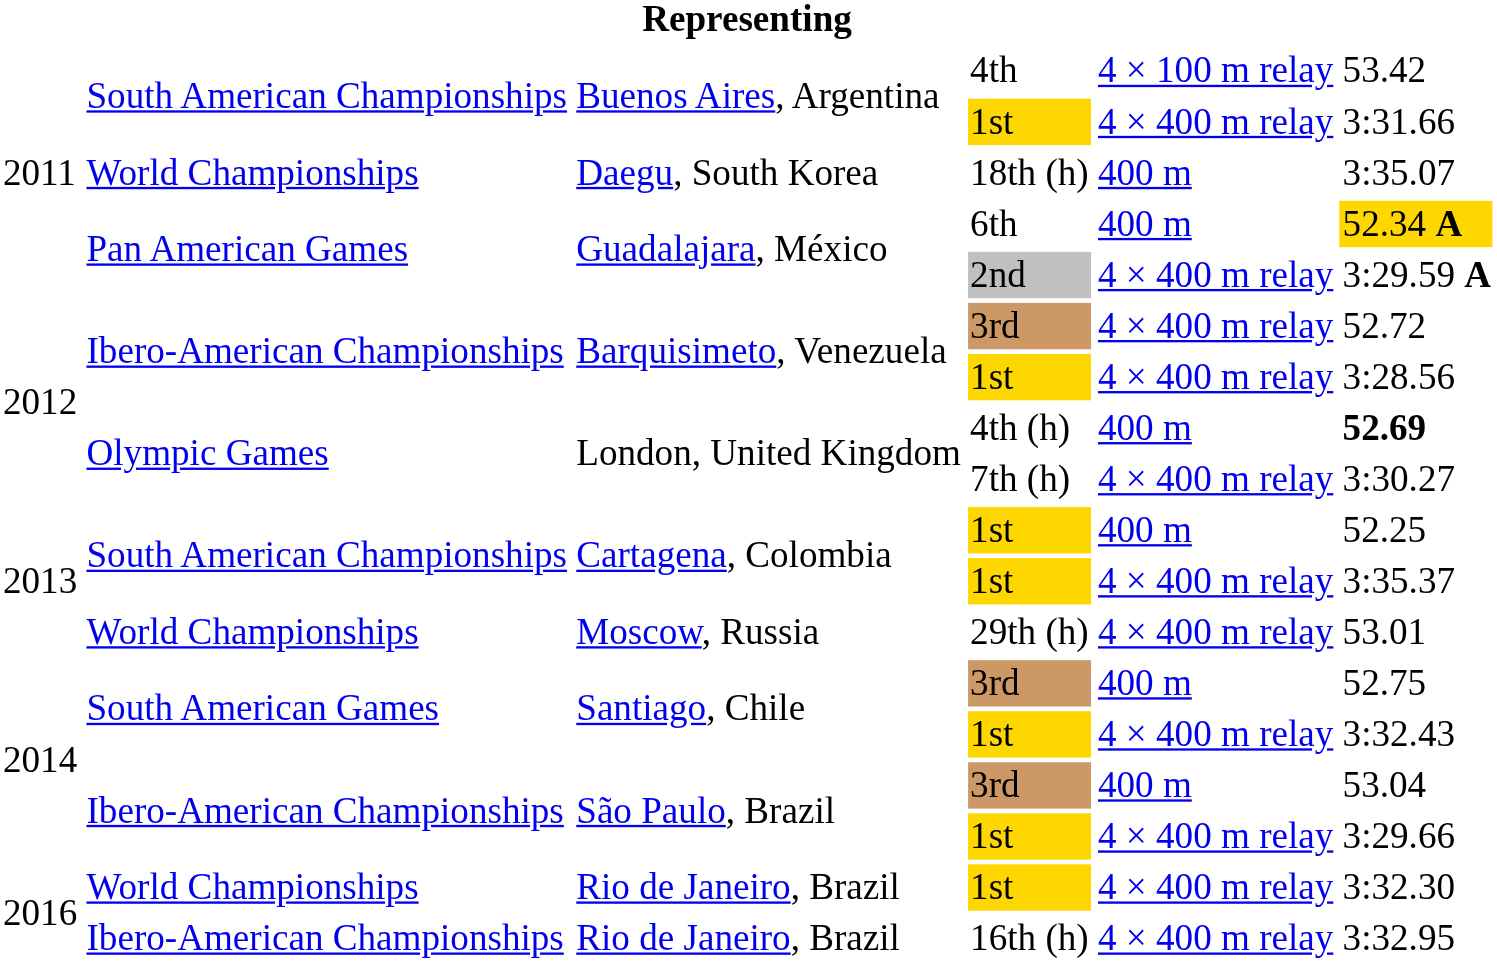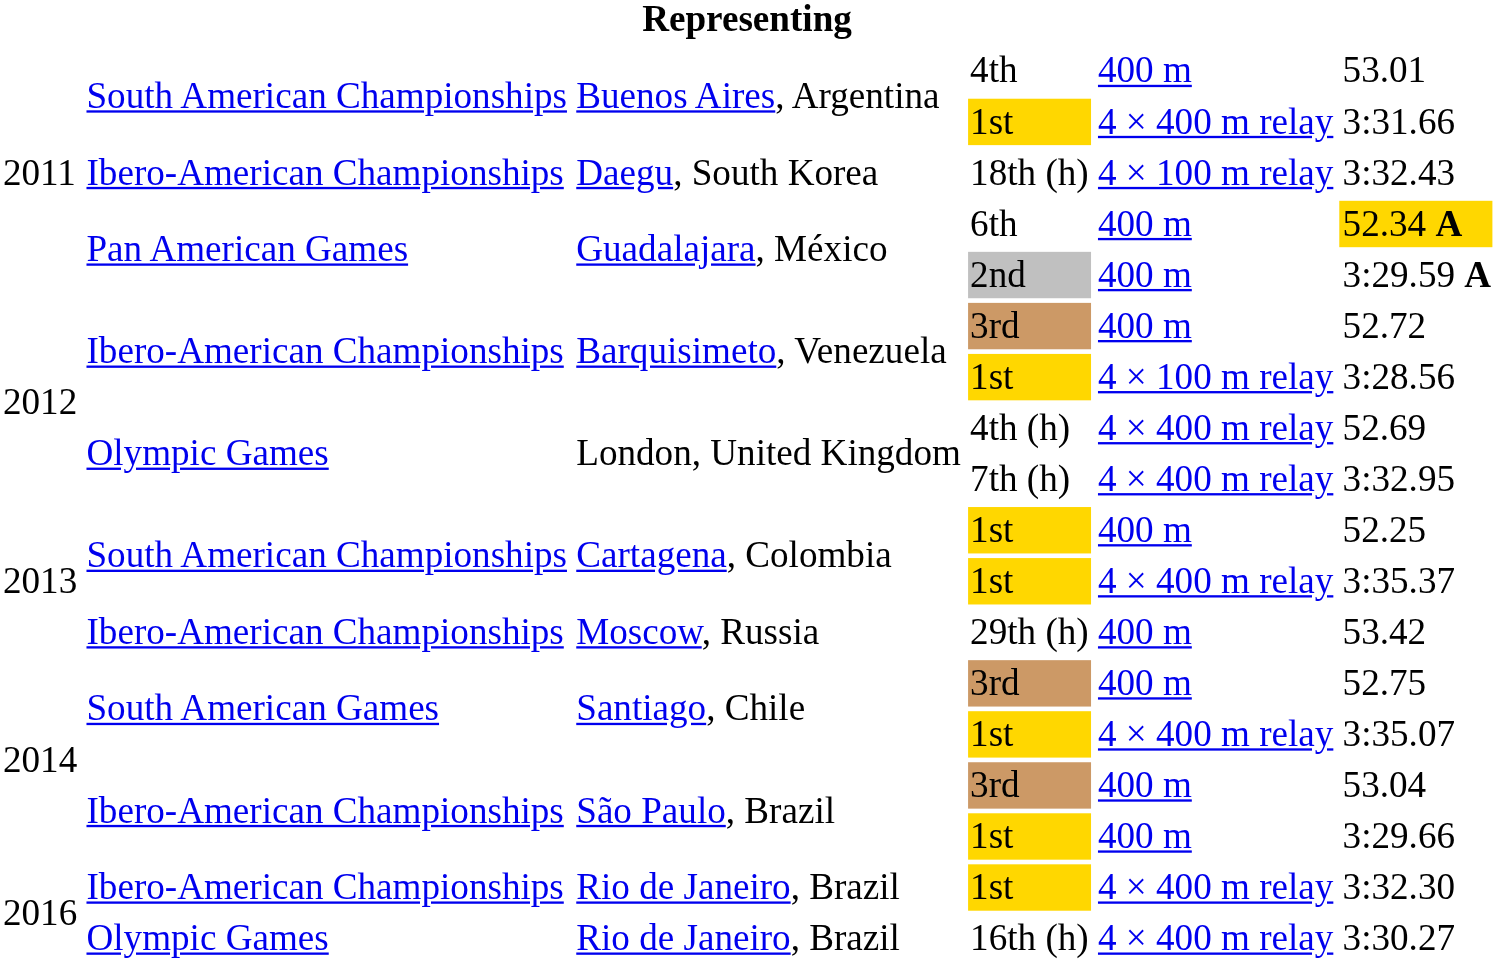(1216, 70) 4 × 100 m relay -> (1145, 70) 400 m
(1384, 70) 53.42 -> (1384, 70) 53.01
(253, 172) World Championships -> (325, 172) Ibero-American Championships
(1145, 172) 400 m -> (1216, 172) 4 × 100 m relay
(1399, 172) 3:35.07 -> (1399, 172) 3:32.43
(1216, 274) 4 × 400 m relay -> (1145, 274) 400 m
(1216, 325) 4 × 400 m relay -> (1145, 325) 400 m
(1216, 376) 4 × 400 m relay -> (1216, 376) 4 × 100 m relay
(1145, 427) 400 m -> (1216, 427) 4 × 400 m relay
(1384, 427) bold -> (1384, 427) normal
(1399, 478) 3:30.27 -> (1399, 478) 3:32.95
(253, 631) World Championships -> (325, 631) Ibero-American Championships
(1216, 631) 4 × 400 m relay -> (1145, 631) 400 m
(1384, 631) 53.01 -> (1384, 631) 53.42
(1399, 733) 3:32.43 -> (1399, 733) 3:35.07
(1216, 835) 4 × 400 m relay -> (1145, 835) 400 m
(253, 886) World Championships -> (325, 886) Ibero-American Championships
(325, 937) Ibero-American Championships -> (208, 937) Olympic Games
(1399, 937) 3:32.95 -> (1399, 937) 3:30.27
